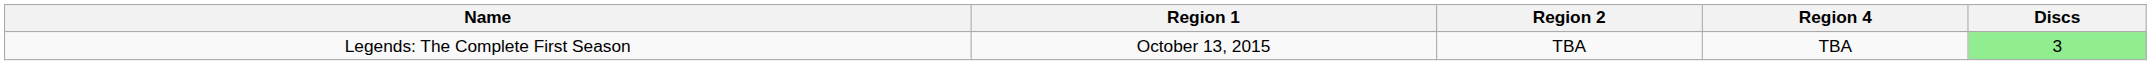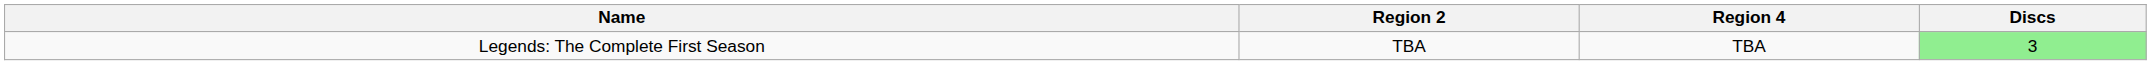- column: (1203, 18)
